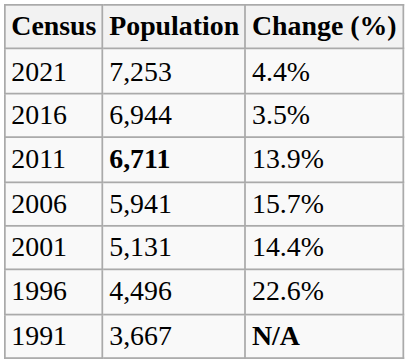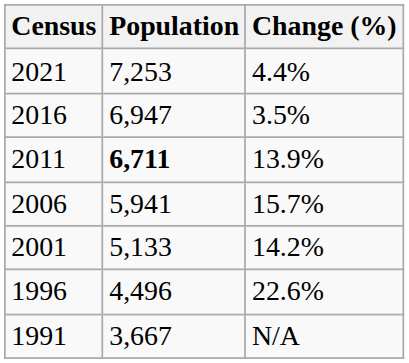(141, 114) 6,944 -> (141, 114) 6,947
(141, 247) 5,131 -> (141, 247) 5,133
(288, 247) 14.4% -> (288, 247) 14.2%
(276, 335) bold -> (276, 335) normal
